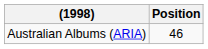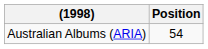(176, 33) 46 -> (176, 33) 54
